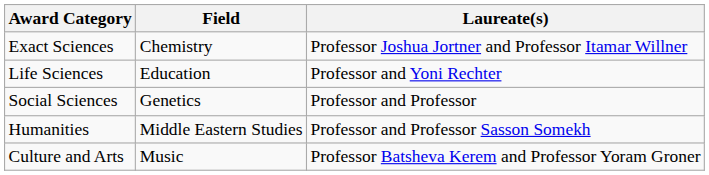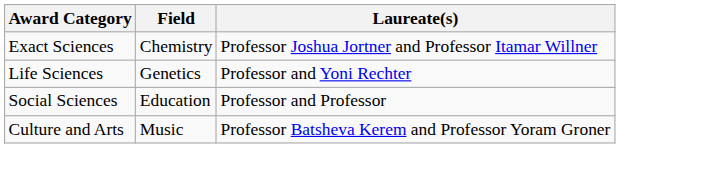(175, 73) Education -> (170, 73) Genetics
(170, 101) Genetics -> (175, 101) Education
- row: (49, 128)
